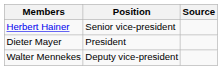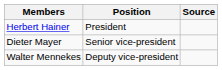(130, 27) Senior vice-president -> (106, 27) President
(106, 42) President -> (130, 42) Senior vice-president
